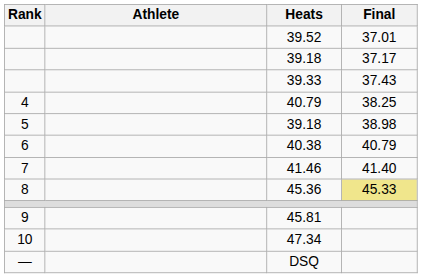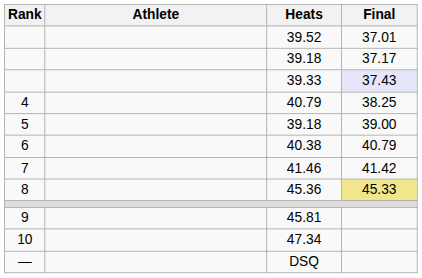(379, 80) no background -> (379, 80) lavender background
(379, 124) 38.98 -> (379, 124) 39.00
(379, 168) 41.40 -> (379, 168) 41.42
